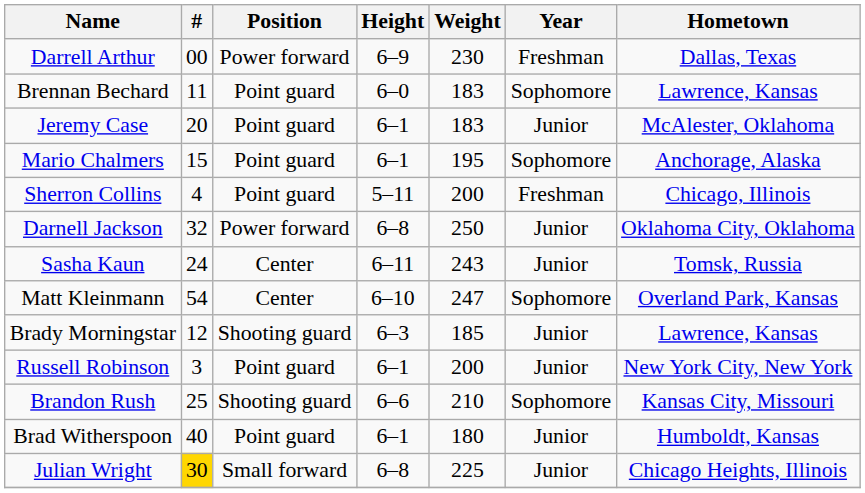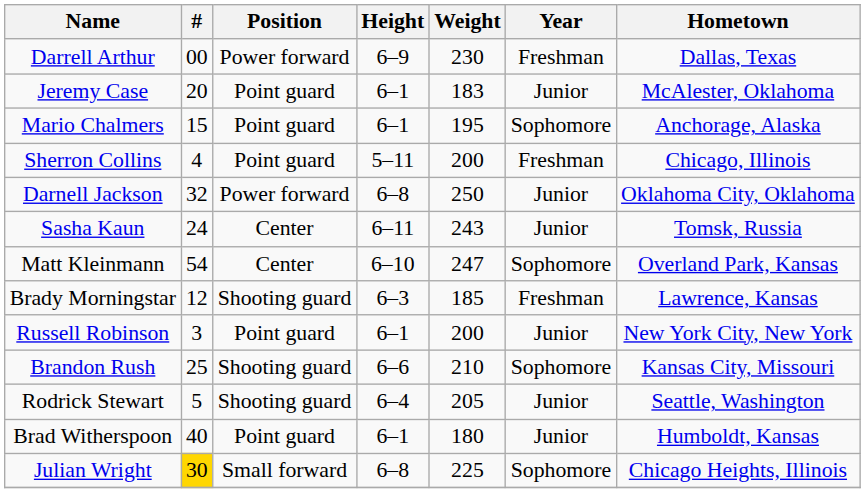- row: (93, 90)
(561, 332) Junior -> (561, 297) Freshman
+ row: (93, 401)
(561, 470) Junior -> (561, 470) Sophomore
